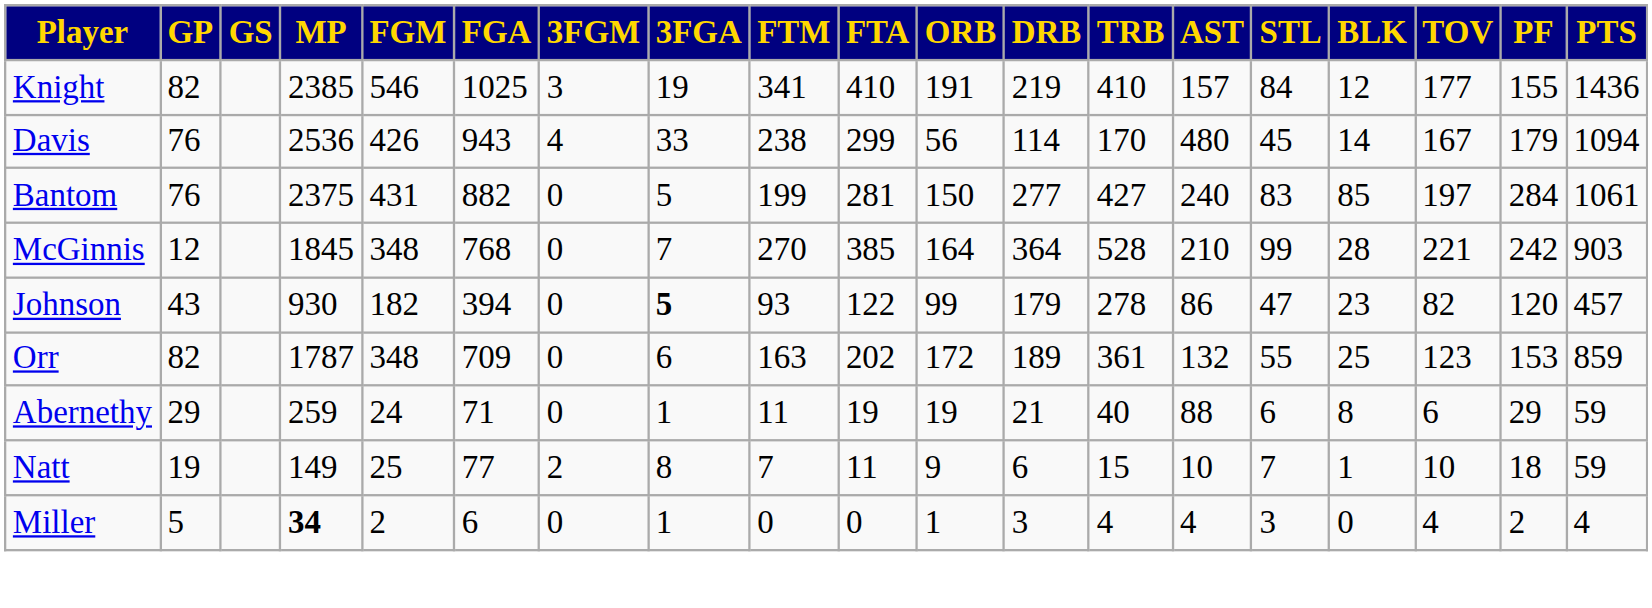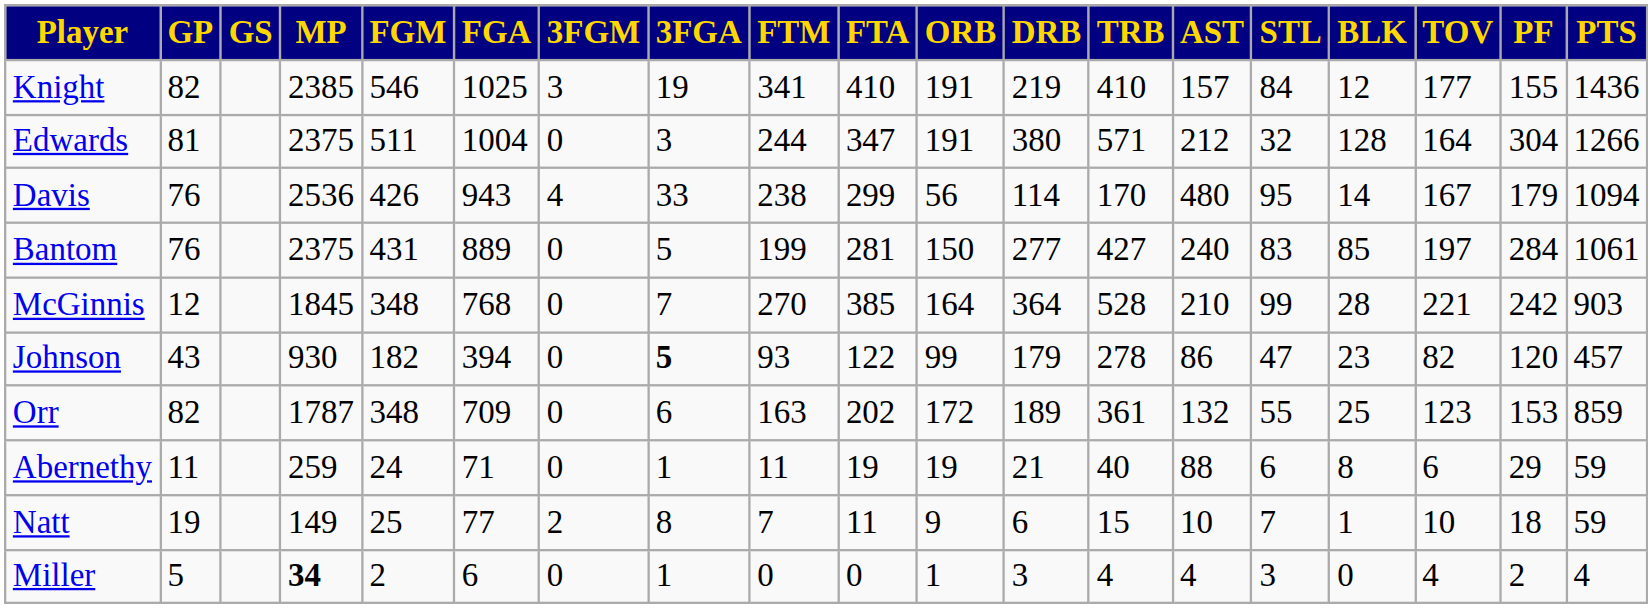+ row: (71, 140)
(1276, 140) 45 -> (1276, 195) 95
(487, 195) 882 -> (487, 249) 889
(184, 412) 29 -> (183, 467) 11
